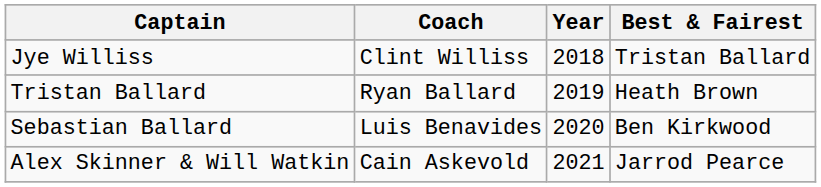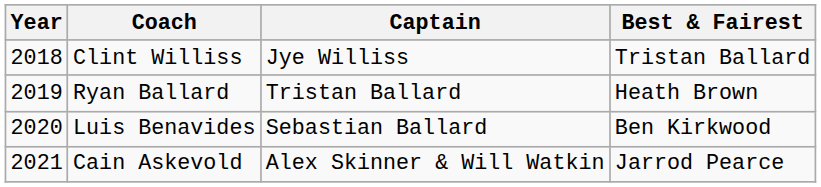columns swapped: (578, 23) <-> (180, 23)
